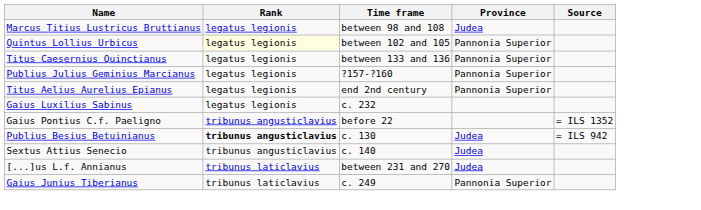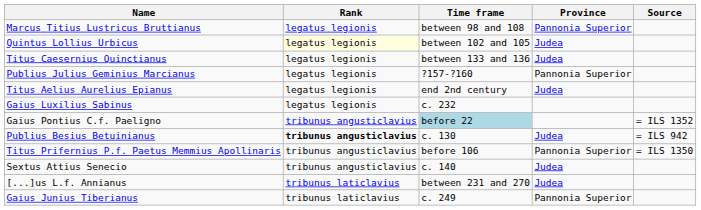(469, 28) Judea -> (583, 28) Pannonia Superior
(503, 43) Pannonia Superior -> (549, 43) Judea
(503, 58) Pannonia Superior -> (549, 58) Judea
(503, 89) Pannonia Superior -> (549, 89) Judea
(367, 120) no background -> (447, 120) lightblue background
+ row: (144, 151)
